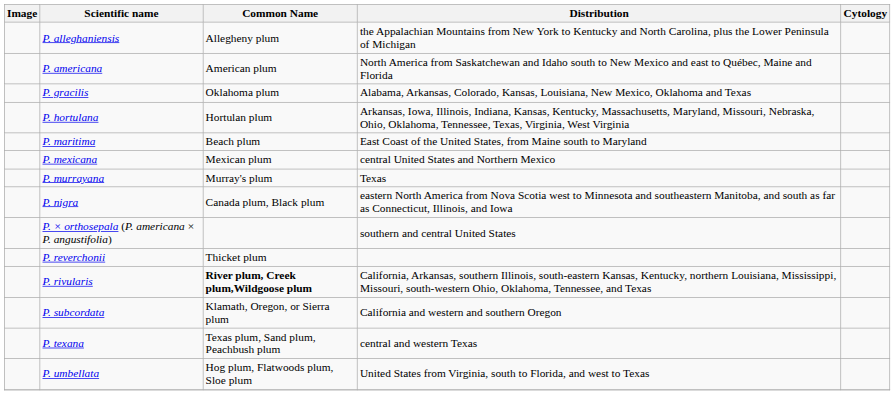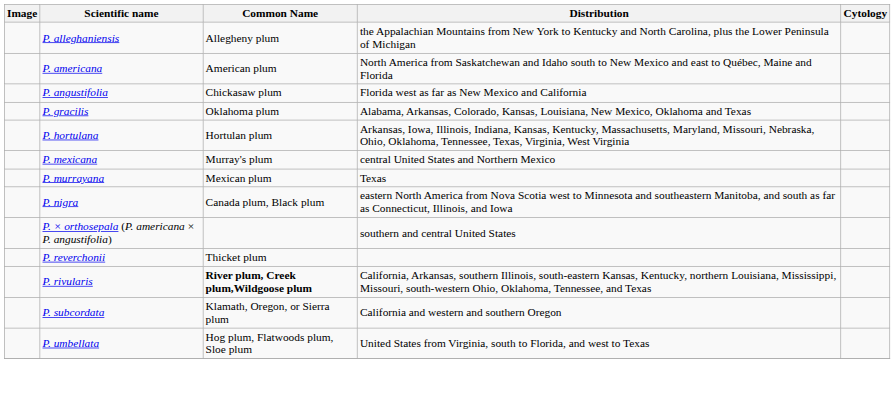+ row: (75, 93)
- row: (69, 141)
(239, 159) Mexican plum -> (239, 159) Murray's plum
(239, 177) Murray's plum -> (239, 177) Mexican plum
- row: (63, 343)
